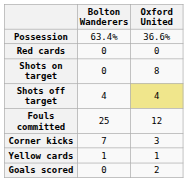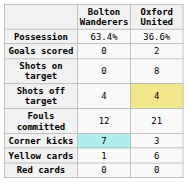rows swapped: (41, 170) <-> (41, 51)
(104, 121) 25 -> (104, 121) 12
(157, 121) 12 -> (157, 121) 21
(104, 141) no background -> (104, 141) paleturquoise background
(157, 155) 1 -> (157, 155) 6
